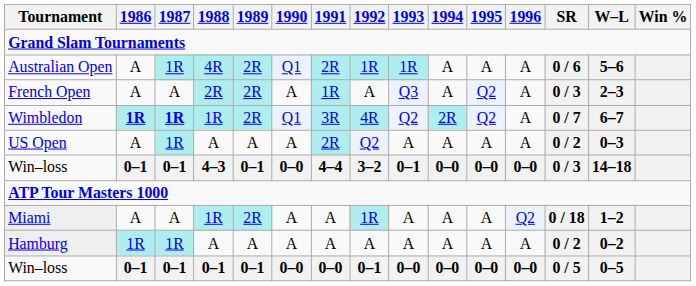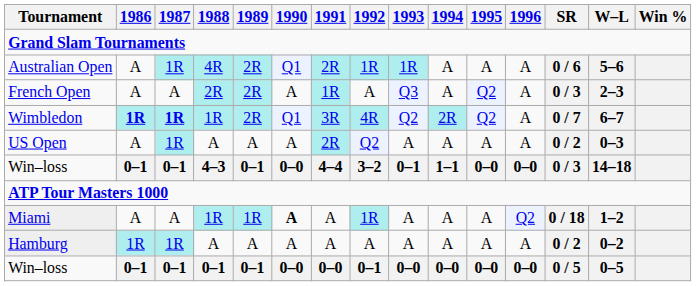(447, 167) 0–0 -> (447, 167) 1–1
(252, 218) 2R -> (252, 218) 1R
(291, 218) normal -> (291, 218) bold
